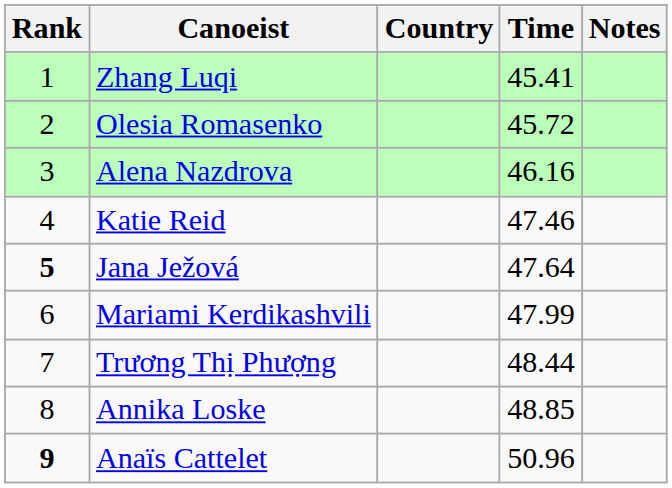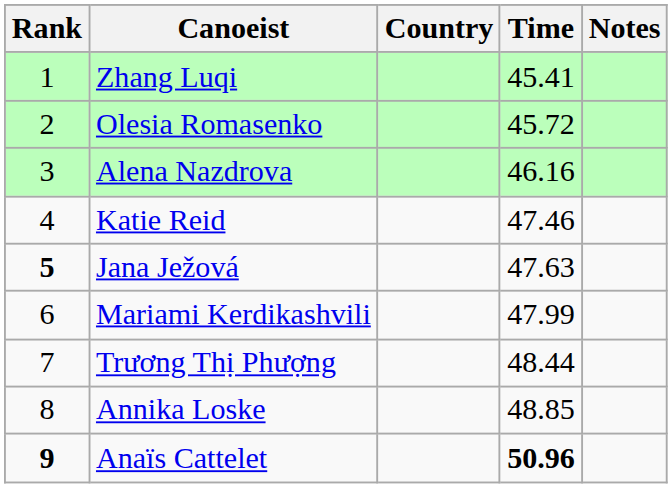(541, 266) 47.64 -> (541, 266) 47.63
(541, 457) normal -> (541, 457) bold
